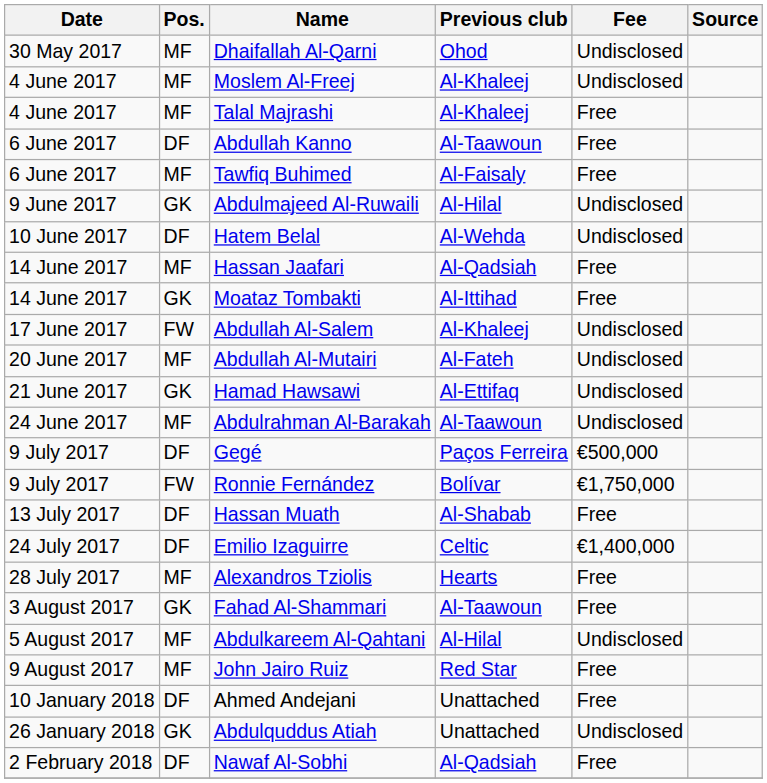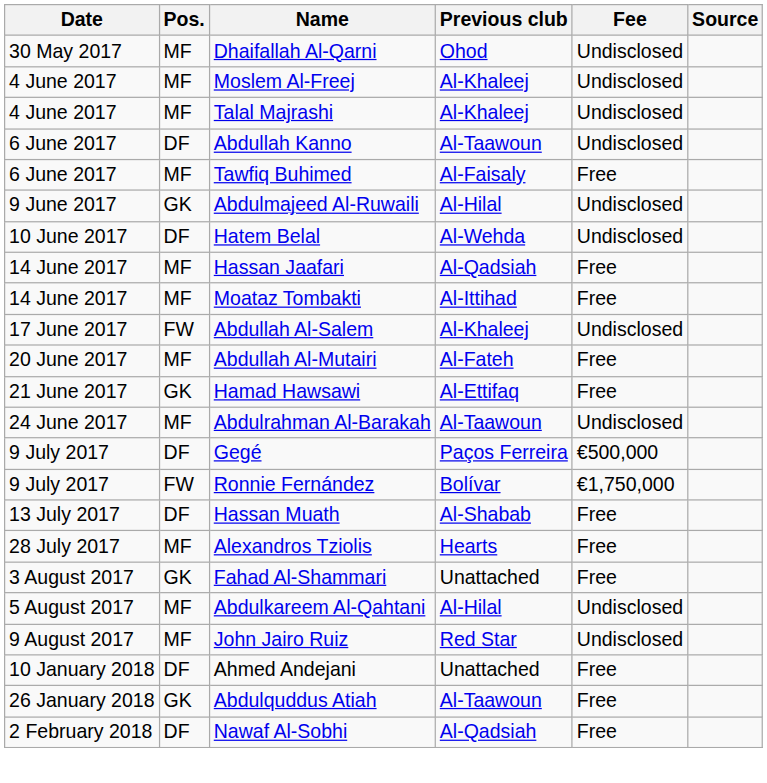(597, 112) Free -> (630, 112) Undisclosed
(597, 143) Free -> (630, 143) Undisclosed
(178, 298) GK -> (178, 298) MF
(630, 360) Undisclosed -> (597, 360) Free
(630, 391) Undisclosed -> (597, 391) Free
- row: (281, 546)
(491, 608) Al-Taawoun -> (490, 577) Unattached
(597, 670) Free -> (630, 639) Undisclosed
(490, 732) Unattached -> (491, 701) Al-Taawoun
(630, 732) Undisclosed -> (597, 701) Free
